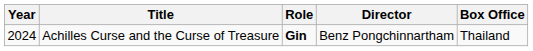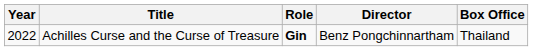(22, 35) 2024 -> (22, 35) 2022
